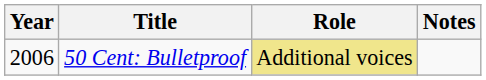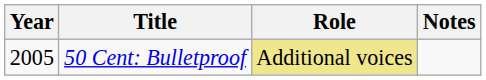(32, 57) 2006 -> (32, 57) 2005
